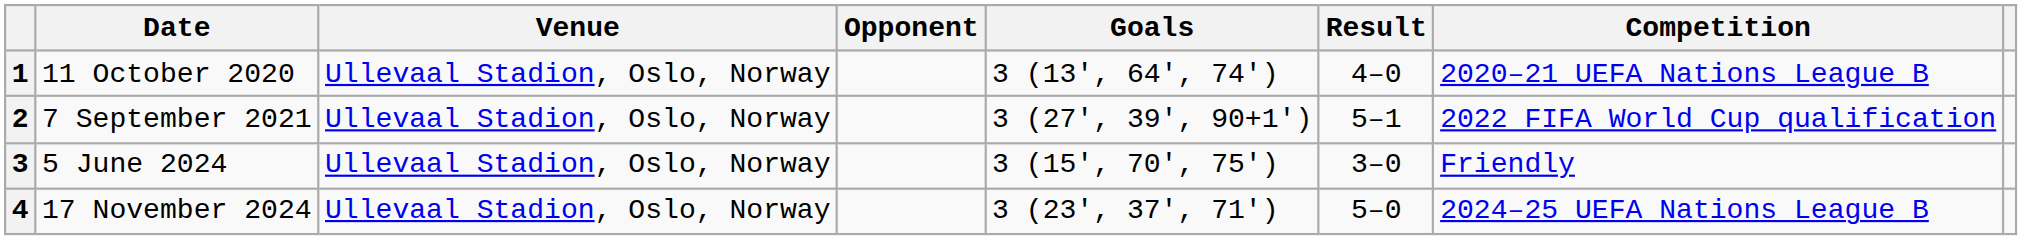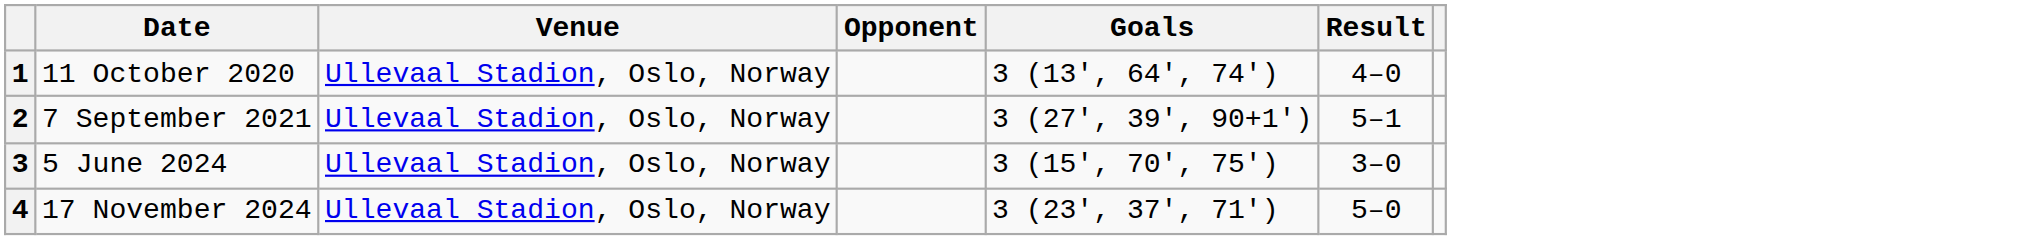- column: (1718, 28)
